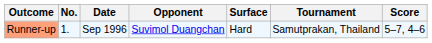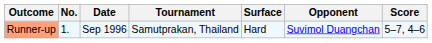columns swapped: (326, 12) <-> (178, 12)
